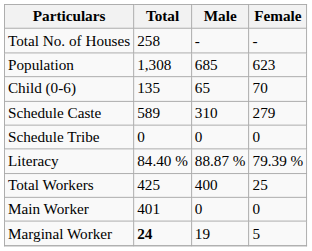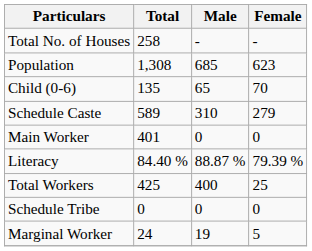rows swapped: (54, 137) <-> (48, 209)
(145, 233) bold -> (145, 233) normal
